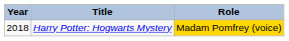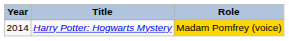(18, 28) 2018 -> (18, 28) 2014
